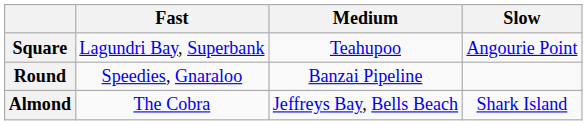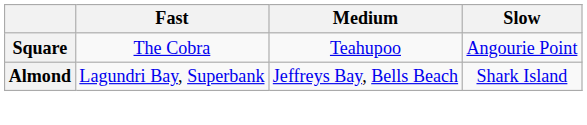(172, 47) Lagundri Bay, Superbank -> (172, 47) The Cobra
- row: (40, 76)
(172, 104) The Cobra -> (172, 76) Lagundri Bay, Superbank
